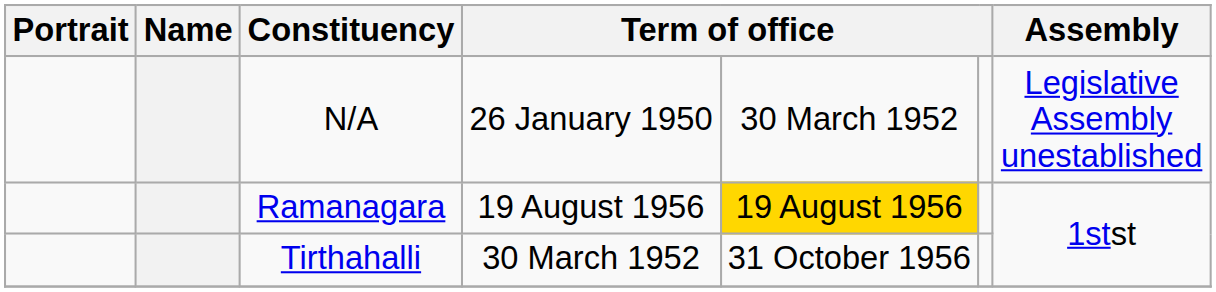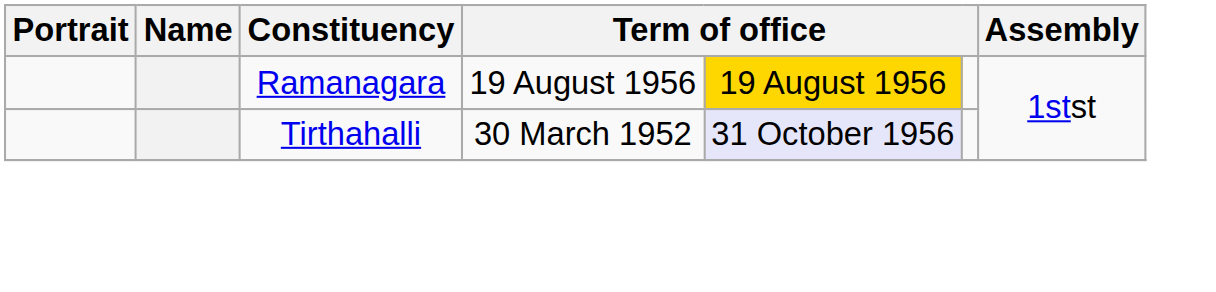- row: (351, 118)
(849, 259) no background -> (833, 133) lavender background
